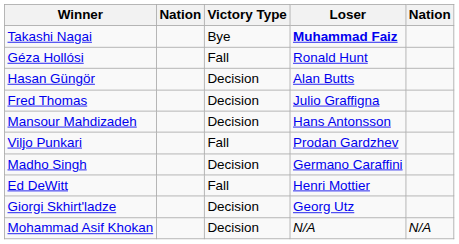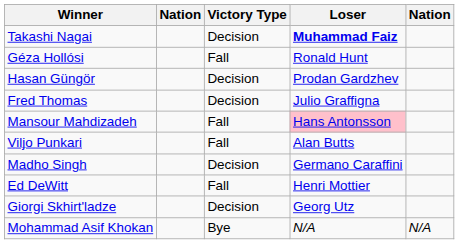(219, 36) Bye -> (233, 36) Decision
(324, 79) Alan Butts -> (346, 79) Prodan Gardzhev
(233, 121) Decision -> (218, 121) Fall
(342, 121) no background -> (342, 121) pink background
(346, 143) Prodan Gardzhev -> (324, 143) Alan Butts
(233, 228) Decision -> (219, 228) Bye
